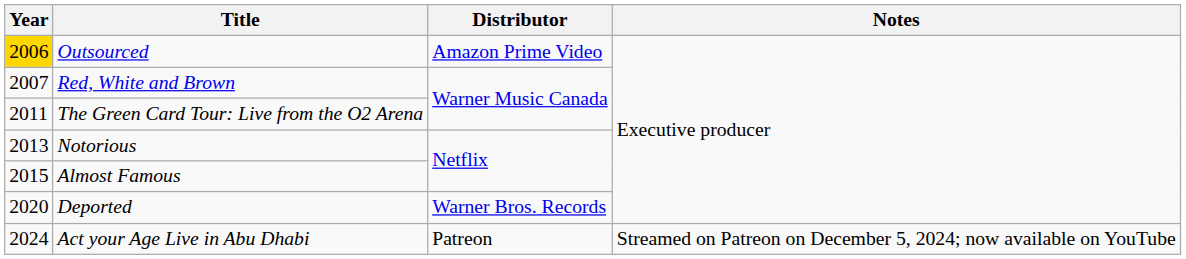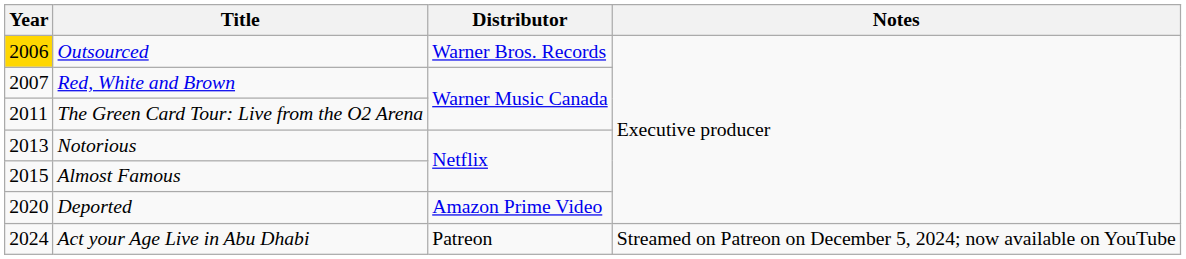(517, 51) Amazon Prime Video -> (519, 51) Warner Bros. Records
(519, 207) Warner Bros. Records -> (517, 207) Amazon Prime Video
